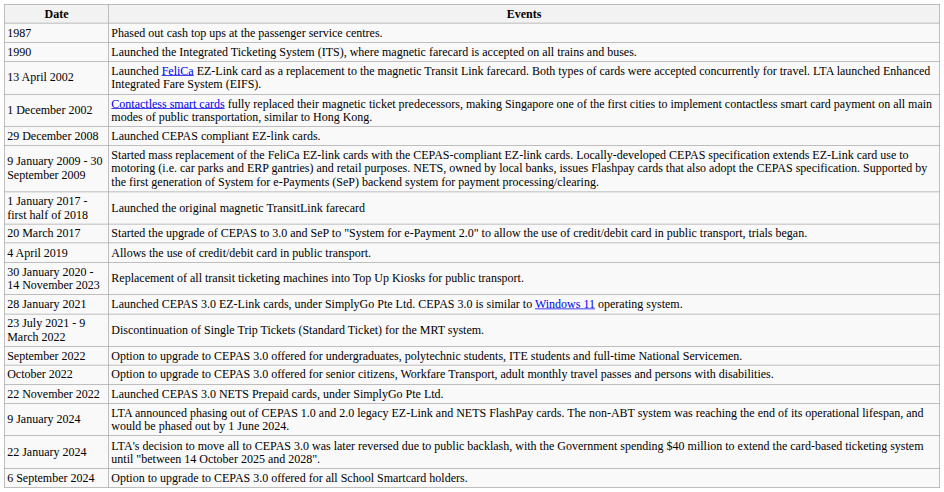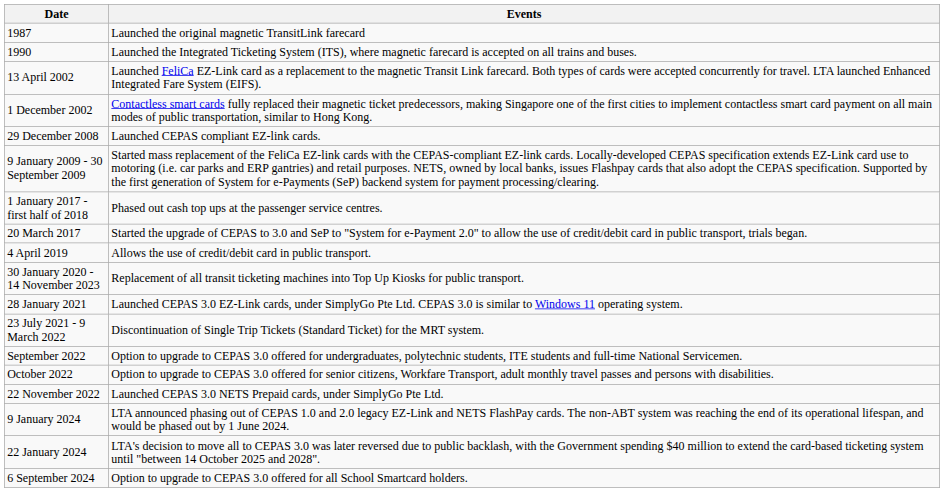(247, 33) Phased out cash top ups at the passenger service centres. -> (238, 33) Launched the original magnetic TransitLink farecard
(238, 207) Launched the original magnetic TransitLink farecard -> (247, 207) Phased out cash top ups at the passenger service centres.
